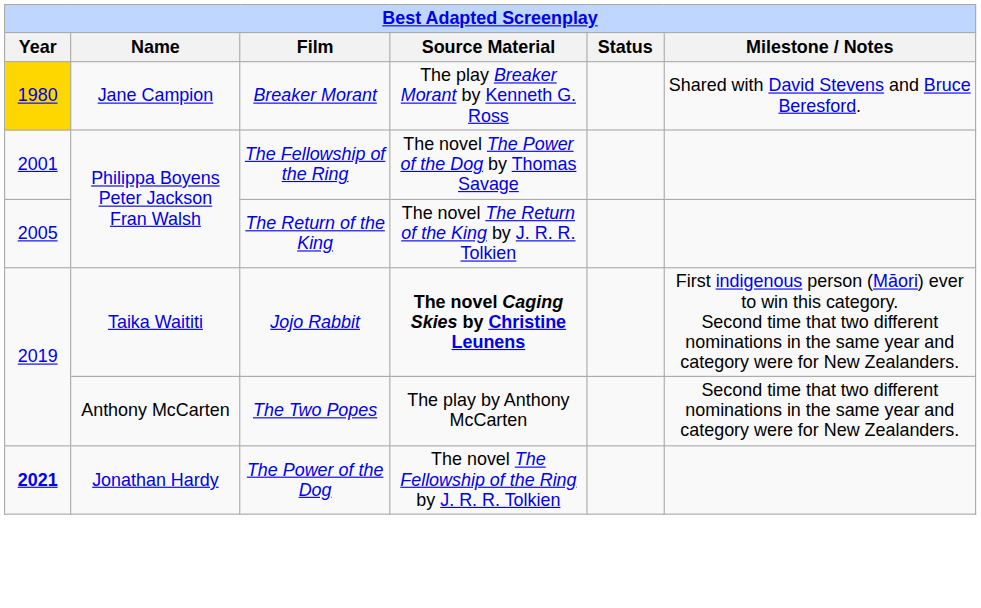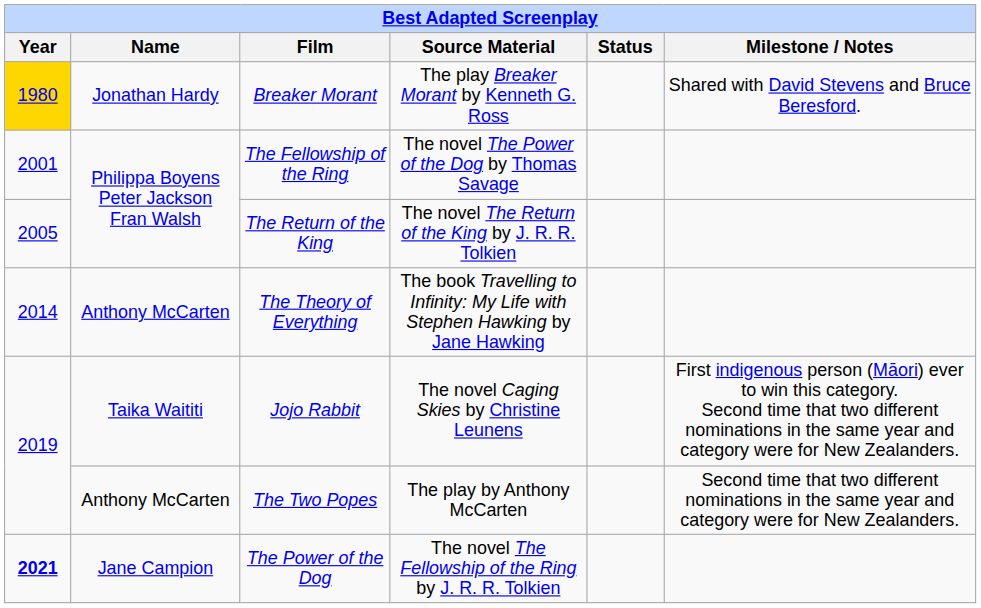(155, 95) Jane Campion -> (155, 95) Jonathan Hardy
+ row: (315, 312)
(488, 322) bold -> (488, 410) normal
(155, 479) Jonathan Hardy -> (155, 568) Jane Campion
